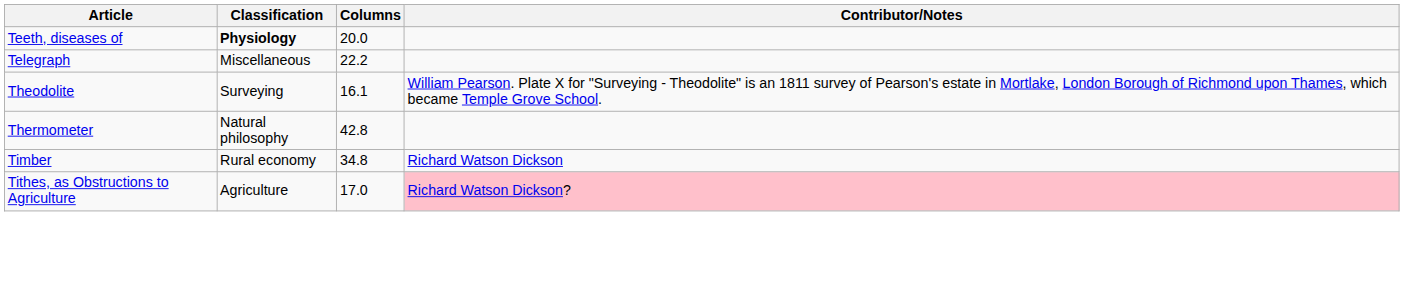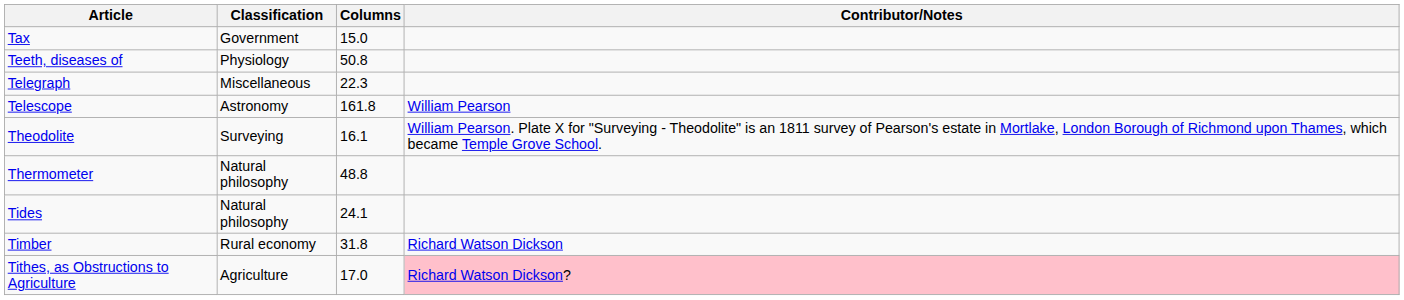+ row: (19, 38)
(258, 38) bold -> (255, 60) normal
(354, 38) 20.0 -> (354, 60) 50.8
(354, 60) 22.2 -> (354, 83) 22.3
+ row: (40, 106)
(354, 130) 42.8 -> (354, 175) 48.8
+ row: (25, 213)
(354, 160) 34.8 -> (354, 244) 31.8
